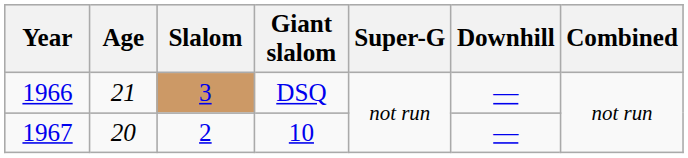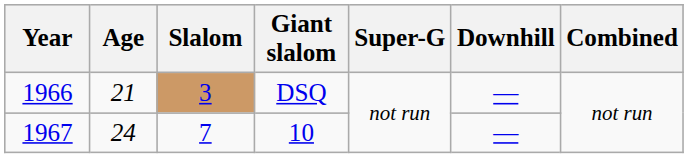(123, 132) 20 -> (123, 132) 24
(205, 132) 2 -> (205, 132) 7
